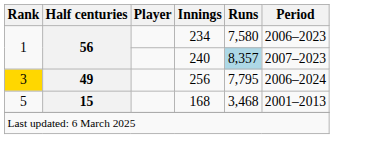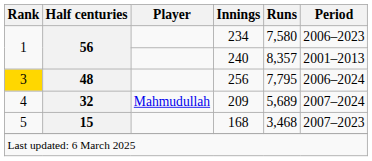(243, 58) lightblue background -> (282, 58) no background
(295, 58) 2007–2023 -> (334, 58) 2001–2013
(87, 79) 49 -> (87, 79) 48
+ row: (238, 101)
(295, 101) 2001–2013 -> (334, 123) 2007–2023
